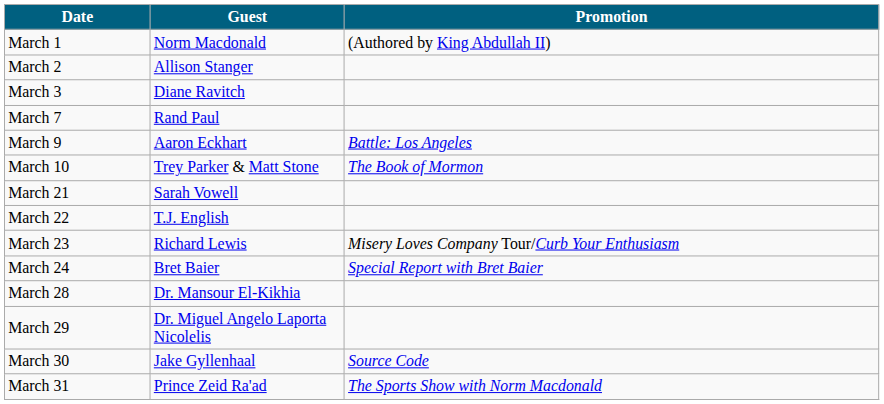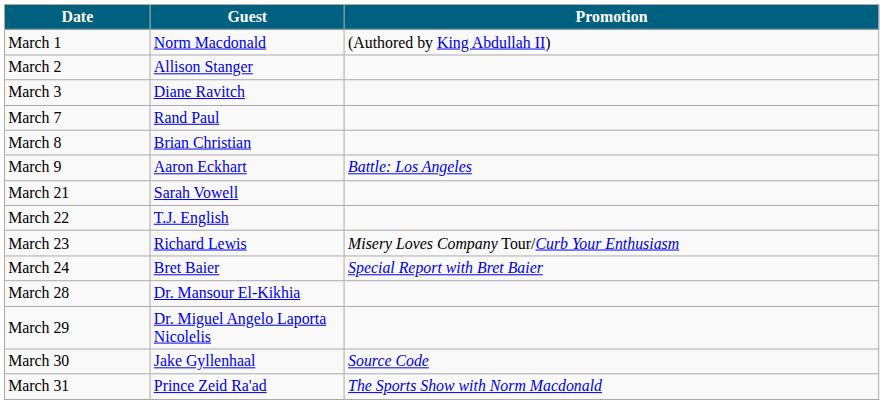+ row: (35, 142)
- row: (39, 167)
